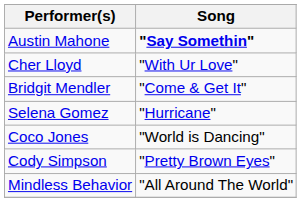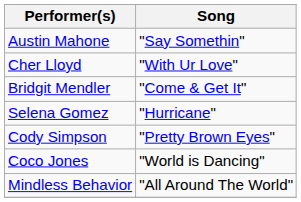(197, 40) bold -> (192, 40) normal
rows swapped: (57, 161) <-> (48, 137)
